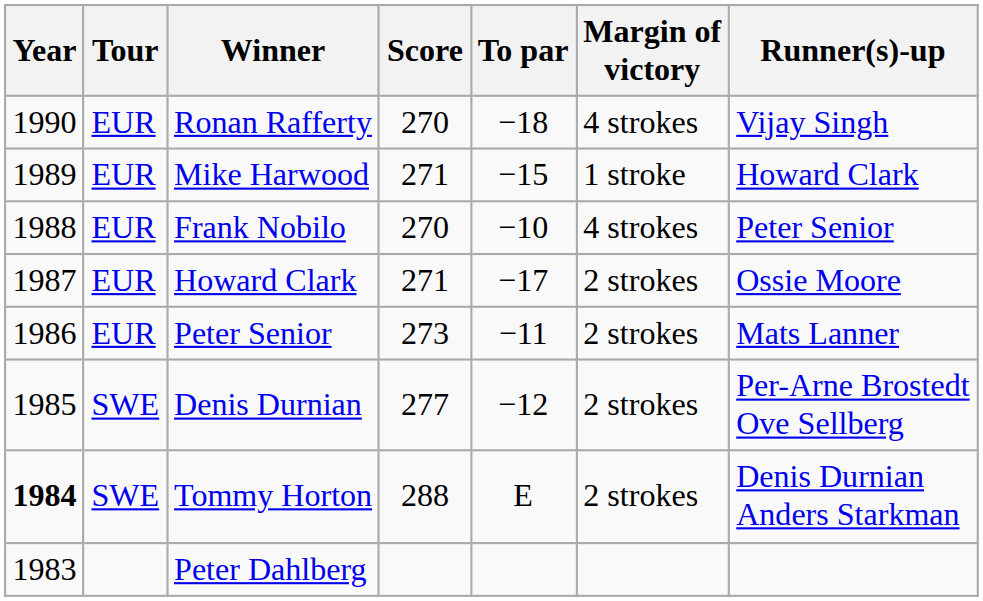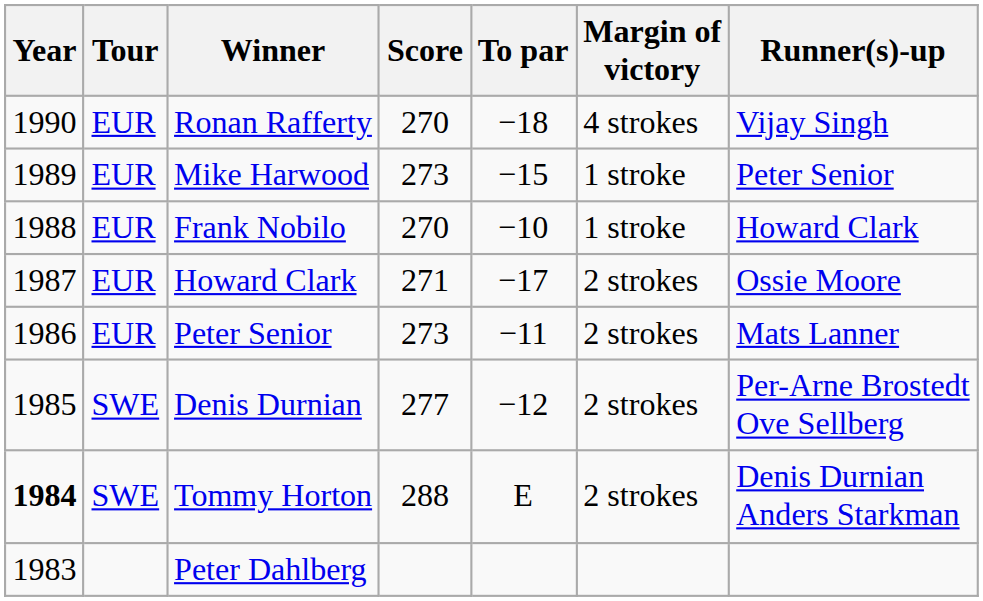(425, 174) 271 -> (425, 174) 273
(827, 174) Howard Clark -> (815, 174) Peter Senior
(641, 227) 4 strokes -> (635, 227) 1 stroke
(815, 227) Peter Senior -> (827, 227) Howard Clark
